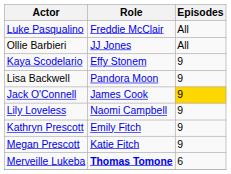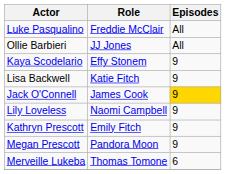(124, 78) Pandora Moon -> (115, 78) Katie Fitch
(115, 144) Katie Fitch -> (124, 144) Pandora Moon
(131, 161) bold -> (129, 161) normal
